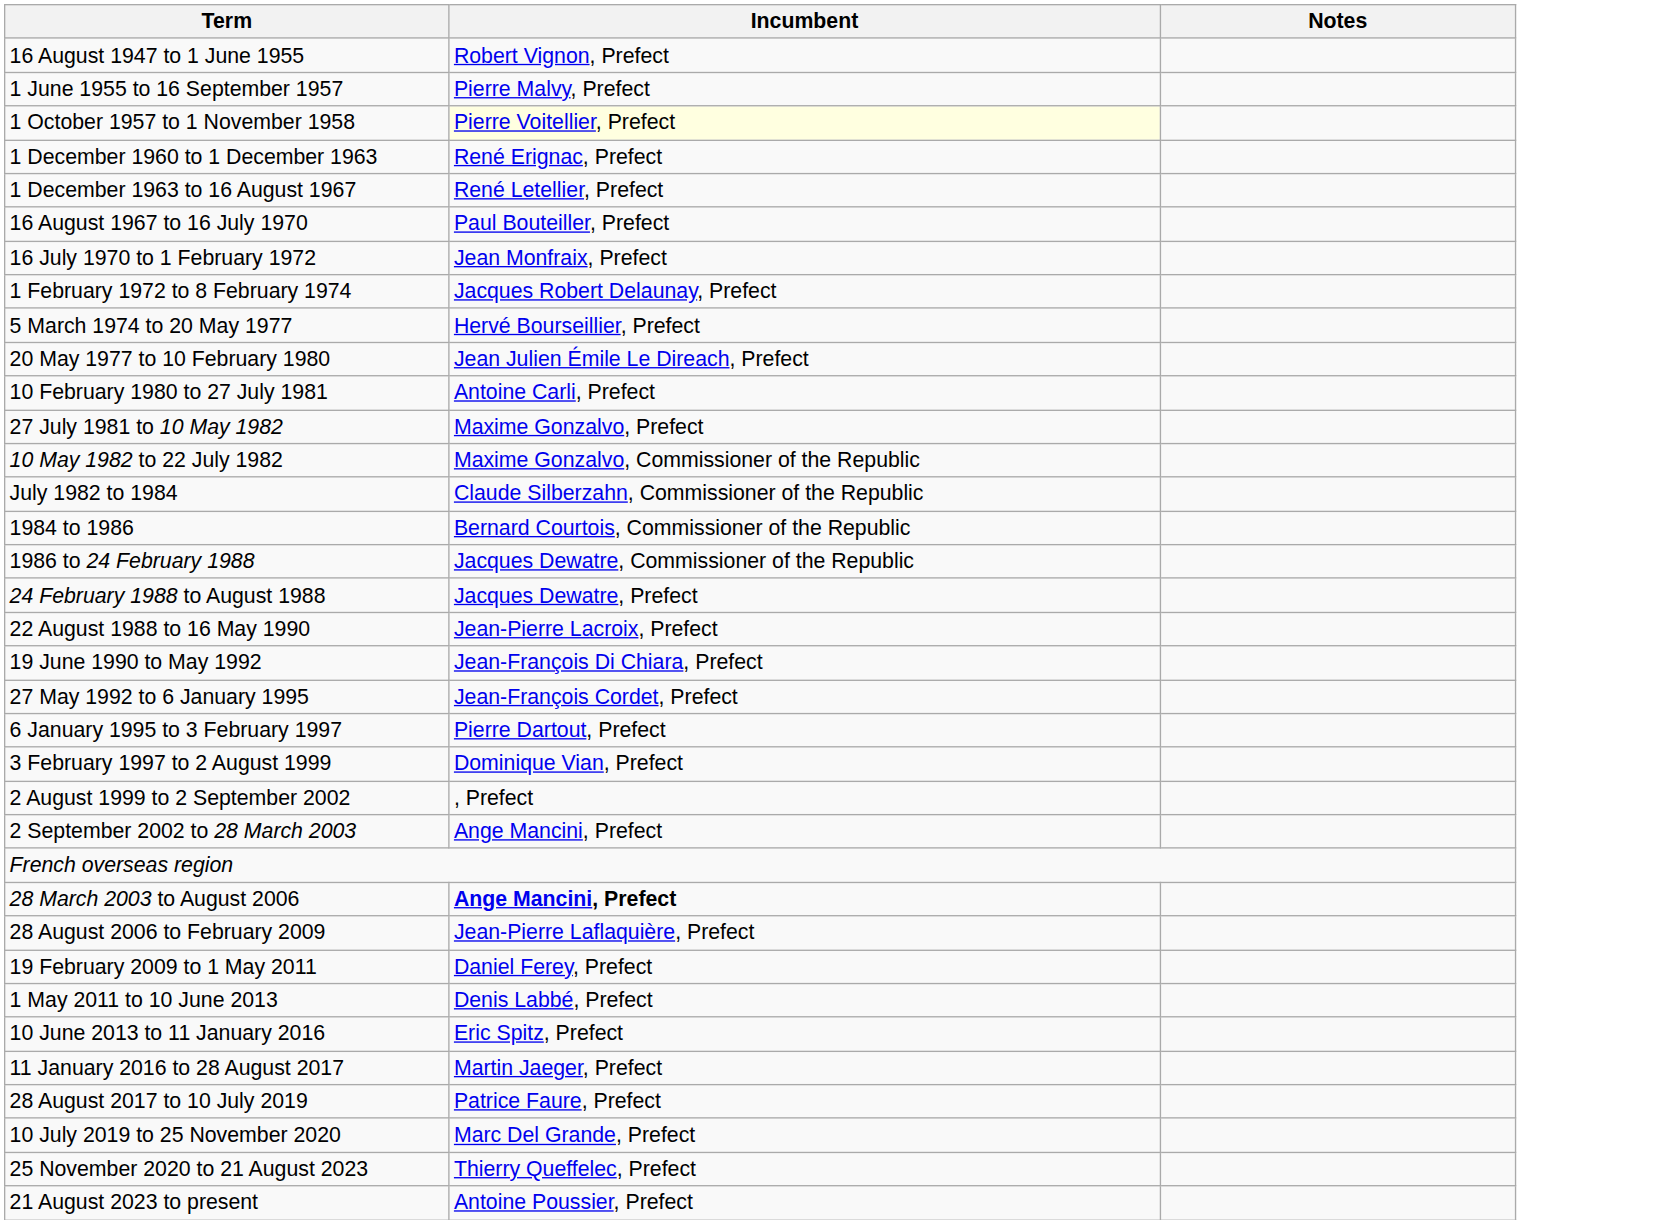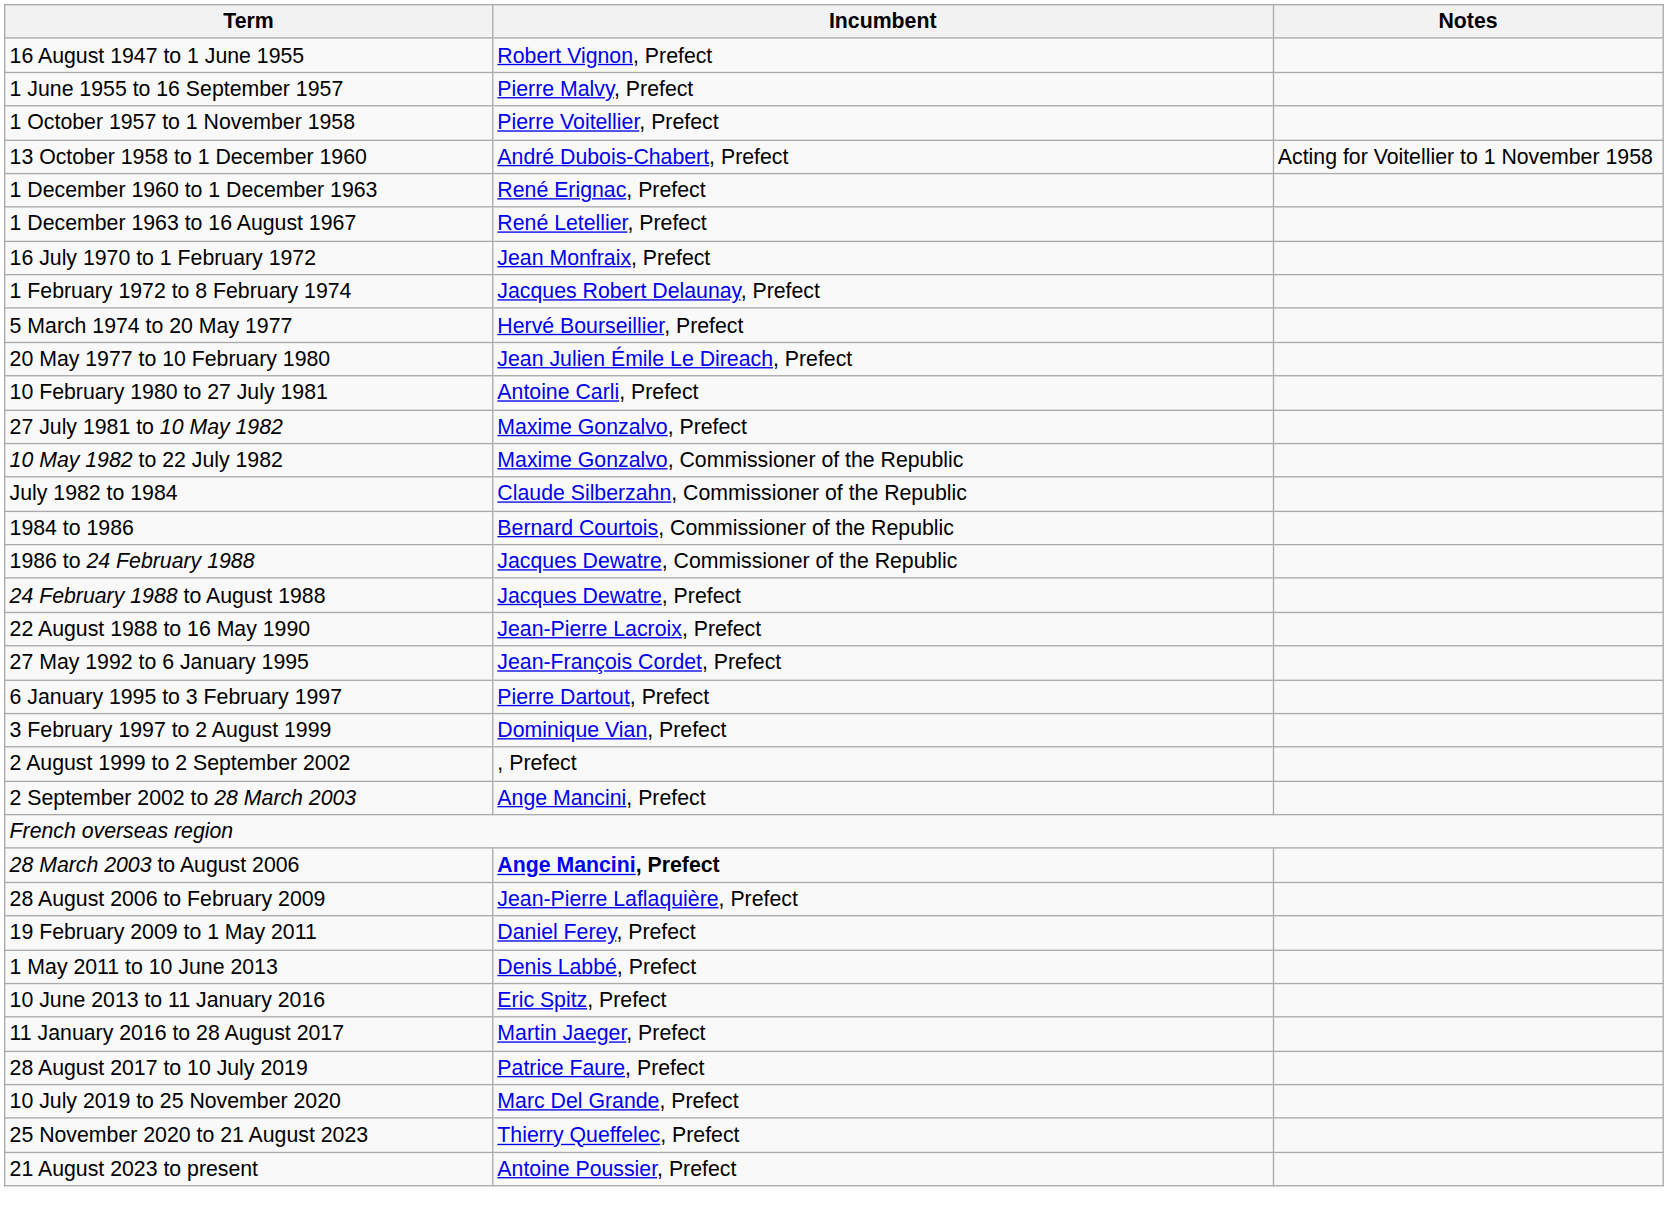(565, 122) lightyellow background -> (608, 122) no background
+ row: (188, 156)
- row: (159, 223)
- row: (136, 662)
